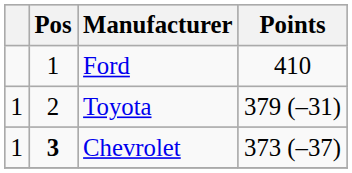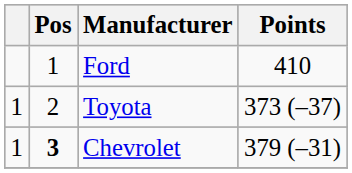(293, 106) 379 (–31) -> (293, 106) 373 (–37)
(293, 147) 373 (–37) -> (293, 147) 379 (–31)
